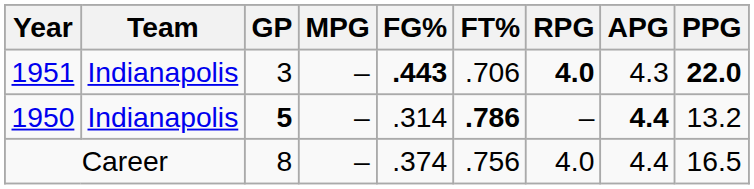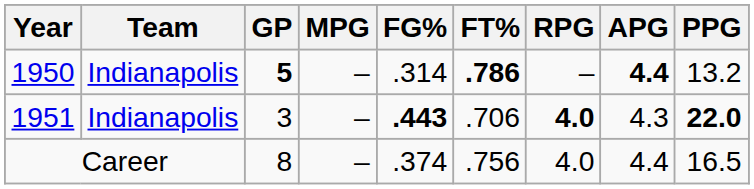rows swapped: (43, 117) <-> (43, 72)
